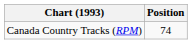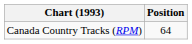(166, 30) 74 -> (166, 30) 64
